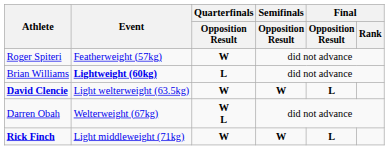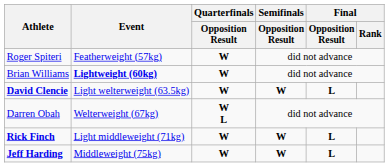(224, 74) L -> (224, 74) W
+ row: (35, 153)
